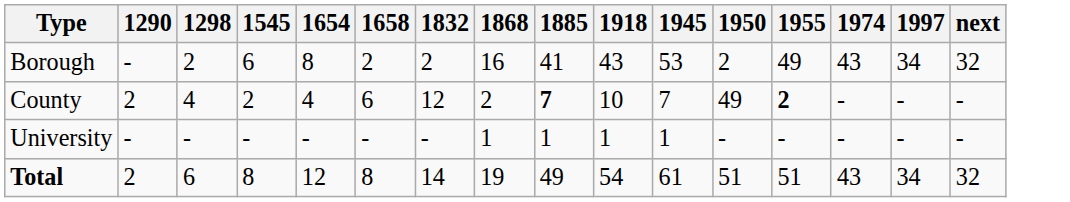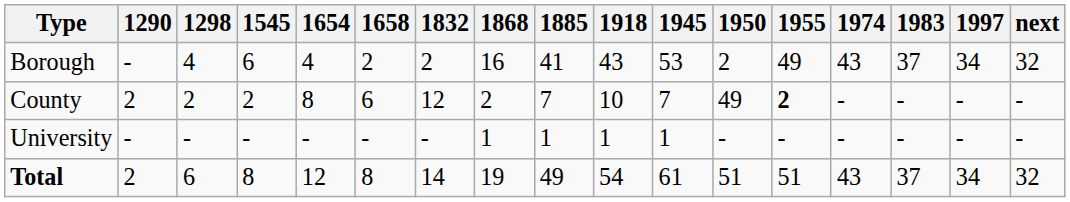+ column: (921, 23)
(189, 61) 2 -> (189, 61) 4
(308, 61) 8 -> (308, 61) 4
(189, 100) 4 -> (189, 100) 2
(308, 100) 4 -> (308, 100) 8
(546, 100) bold -> (546, 100) normal
